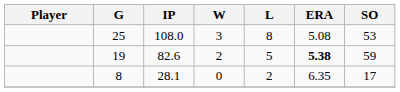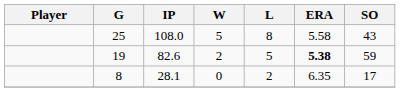(219, 35) 3 -> (219, 35) 5
(319, 35) 5.08 -> (319, 35) 5.58
(370, 35) 53 -> (370, 35) 43
